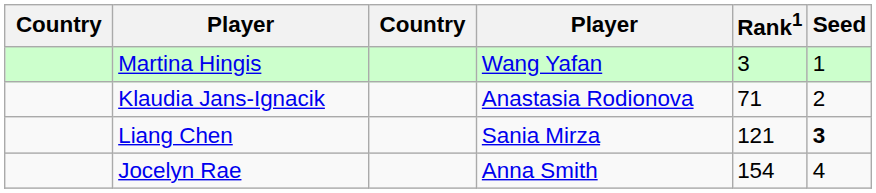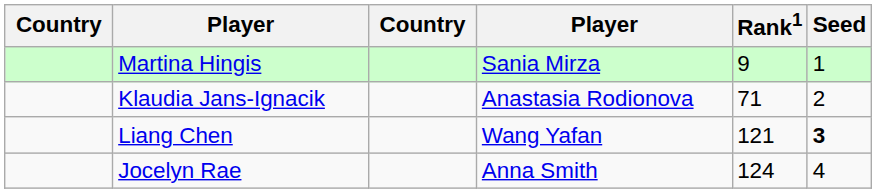(542, 63) Wang Yafan -> (541, 63) Sania Mirza
(743, 63) 3 -> (743, 63) 9
(541, 134) Sania Mirza -> (542, 134) Wang Yafan
(756, 170) 154 -> (756, 170) 124
